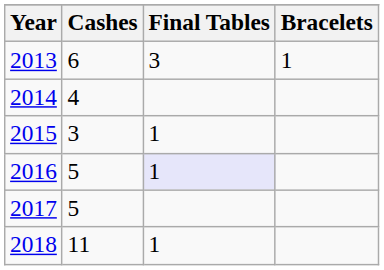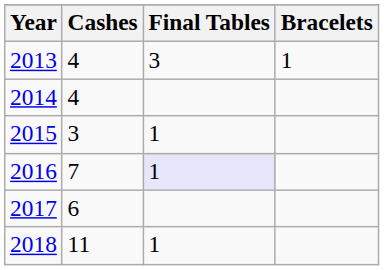(73, 60) 6 -> (73, 60) 4
(73, 171) 5 -> (73, 171) 7
(73, 208) 5 -> (73, 208) 6
